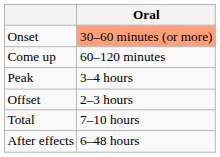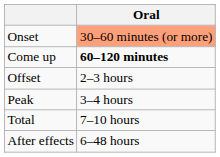(123, 57) normal -> (124, 57) bold
rows swapped: (20, 78) <-> (24, 99)
